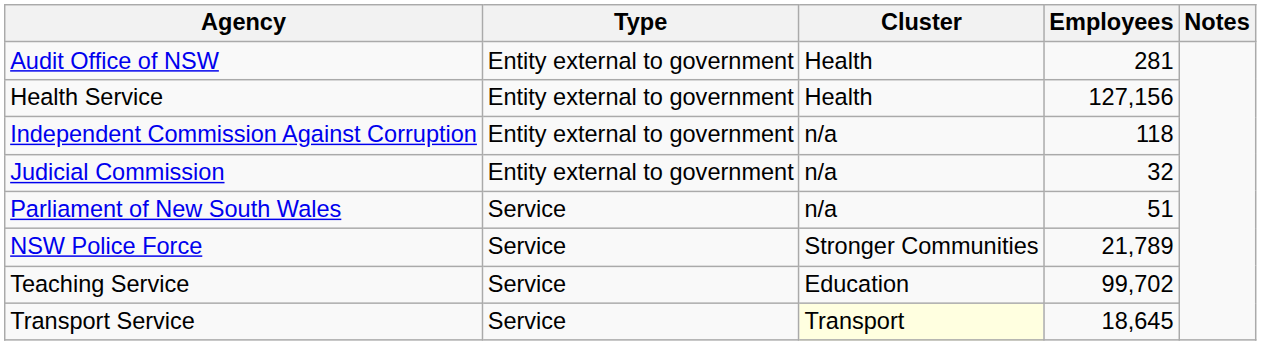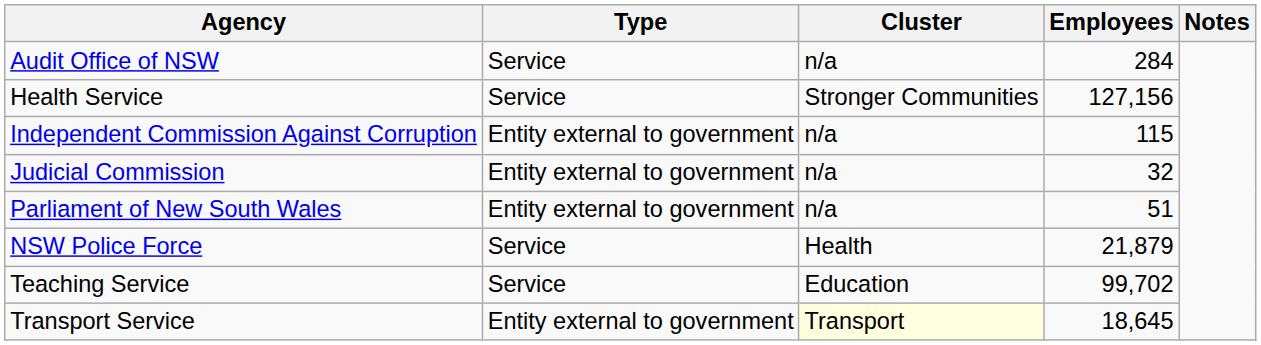(641, 60) Entity external to government -> (527, 60) Service
(839, 60) Health -> (821, 60) n/a
(1154, 60) 281 -> (1154, 60) 284
(641, 97) Entity external to government -> (527, 97) Service
(839, 97) Health -> (921, 97) Stronger Communities
(1155, 135) 118 -> (1155, 135) 115
(527, 209) Service -> (641, 209) Entity external to government
(921, 246) Stronger Communities -> (839, 246) Health
(1138, 246) 21,789 -> (1138, 246) 21,879
(527, 321) Service -> (641, 321) Entity external to government
